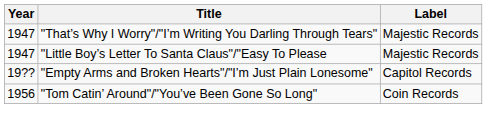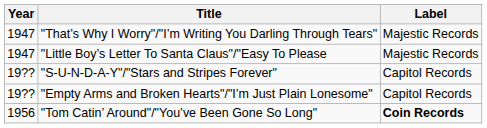+ row: (159, 73)
(421, 93) normal -> (423, 113) bold
